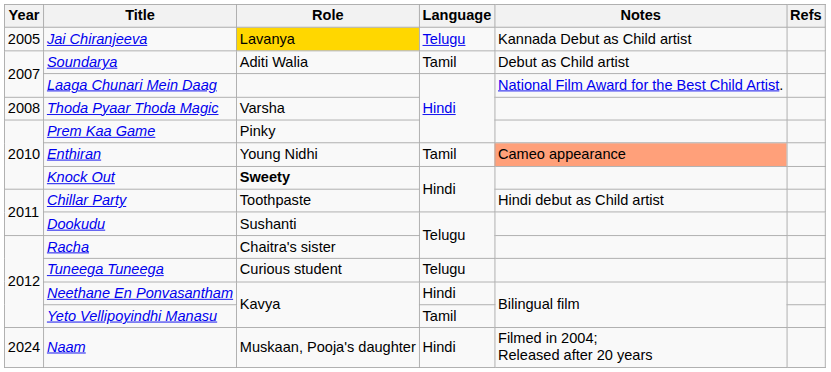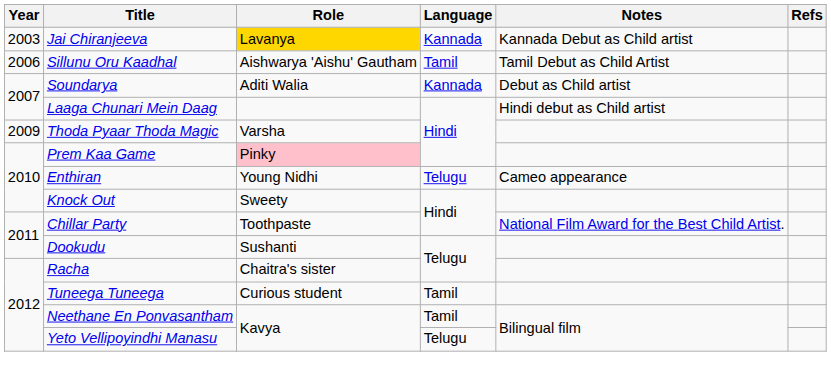(24, 39) 2005 -> (24, 39) 2003
(444, 39) Telugu -> (453, 39) Kannada
+ row: (112, 62)
(440, 62) Tamil -> (453, 85) Kannada
(641, 85) National Film Award for the Best Child Artist. -> (582, 108) Hindi debut as Child artist
(24, 108) 2008 -> (24, 131) 2009
(258, 131) no background -> (258, 154) pink background
(440, 154) Tamil -> (445, 177) Telugu
(562, 154) lightsalmon background -> (563, 177) no background
(265, 177) bold -> (264, 200) normal
(581, 200) Hindi debut as Child artist -> (642, 223) National Film Award for the Best Child Artist.
(444, 270) Telugu -> (441, 293) Tamil
(439, 293) Hindi -> (441, 316) Tamil
(440, 316) Tamil -> (445, 339) Telugu
- row: (66, 347)
